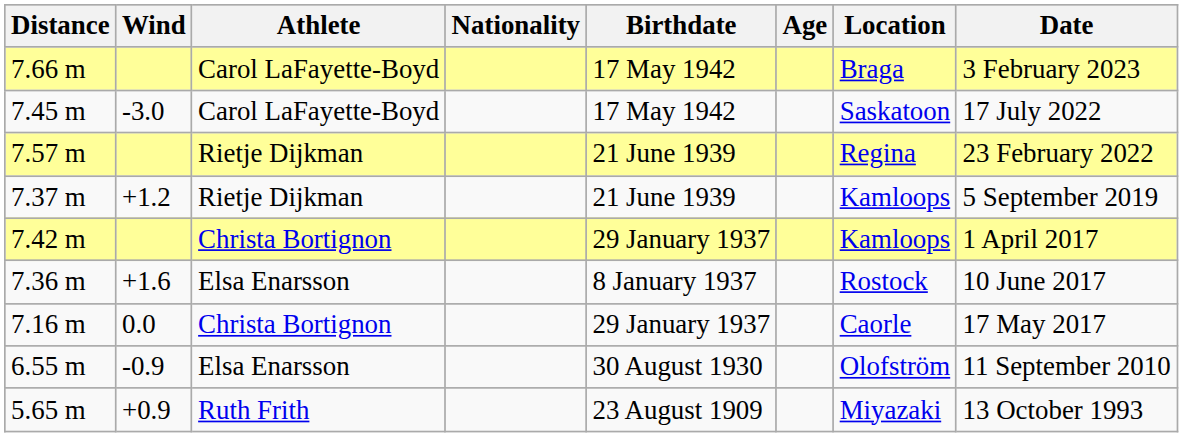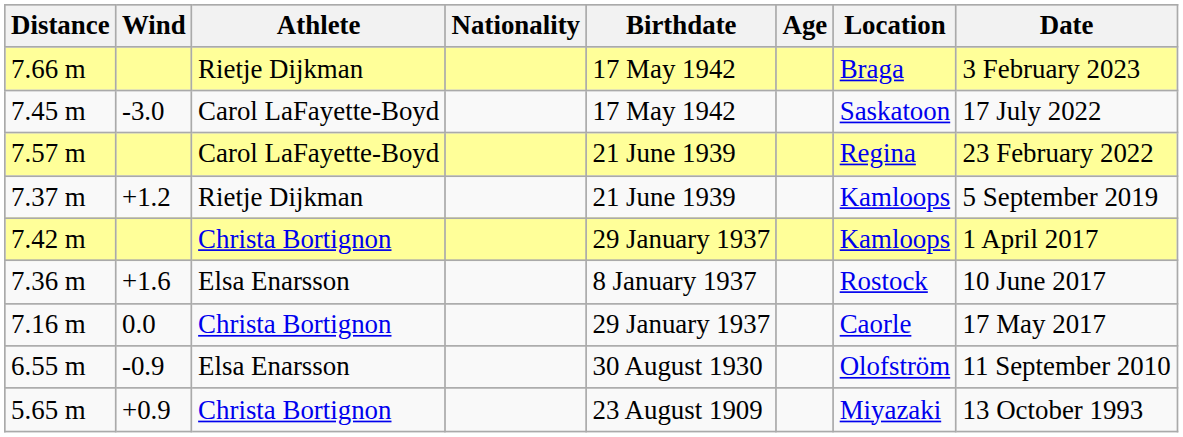(319, 68) Carol LaFayette-Boyd -> (281, 68) Rietje Dijkman
(281, 153) Rietje Dijkman -> (319, 153) Carol LaFayette-Boyd
(254, 409) Ruth Frith -> (295, 409) Christa Bortignon
